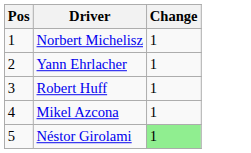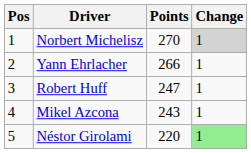+ column: (169, 16)
(153, 40) no background -> (199, 40) lightgrey background
